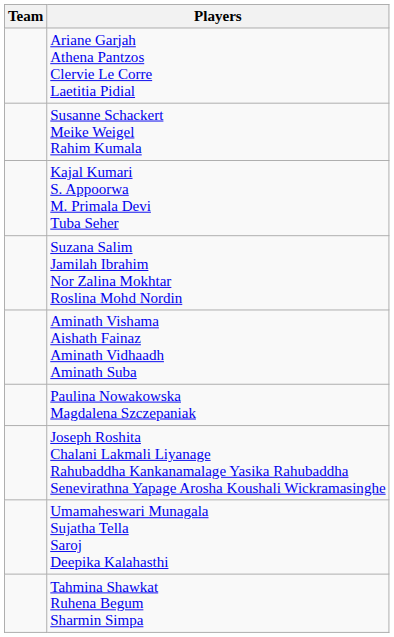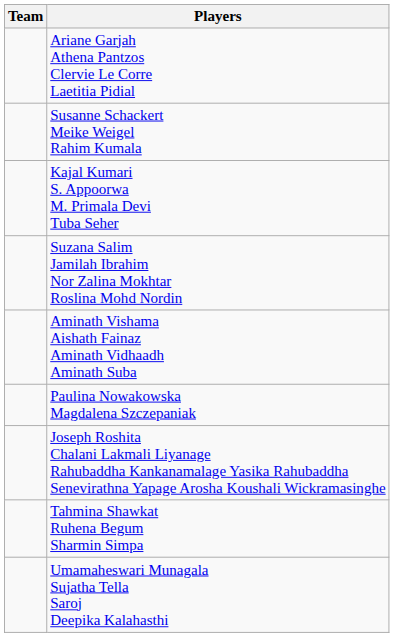rows swapped: (104, 603) <-> (129, 537)
